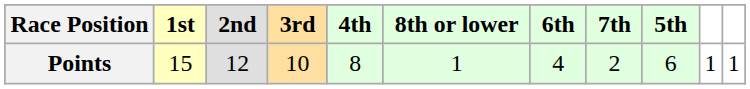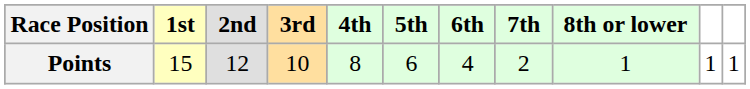columns swapped: (671, 23) <-> (457, 23)
